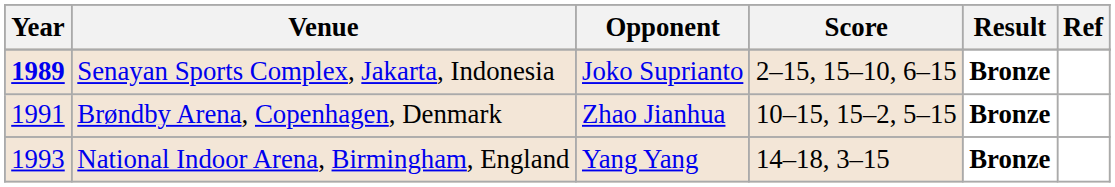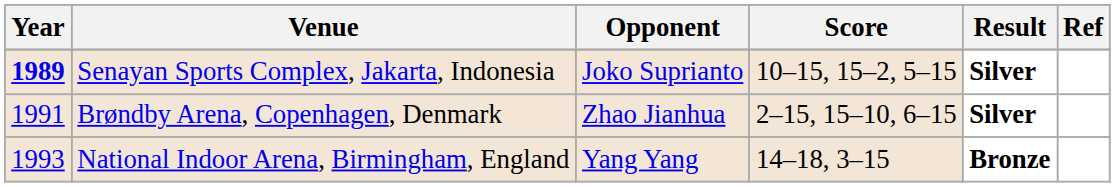(856, 71) 2–15, 15–10, 6–15 -> (856, 71) 10–15, 15–2, 5–15
(1010, 71) Bronze -> (1003, 71) Silver
(856, 115) 10–15, 15–2, 5–15 -> (856, 115) 2–15, 15–10, 6–15
(1010, 115) Bronze -> (1003, 115) Silver
